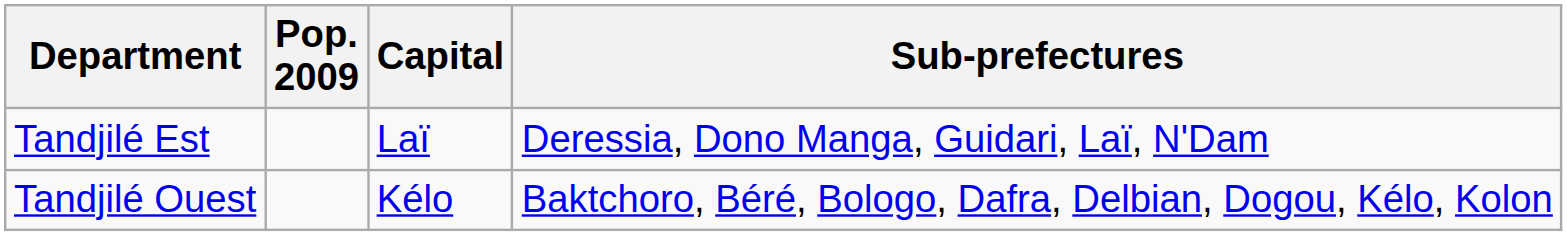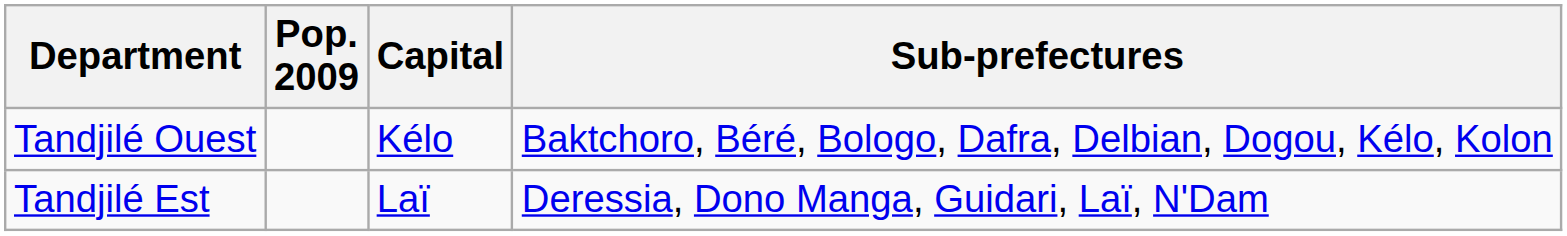rows swapped: (112, 138) <-> (135, 199)
